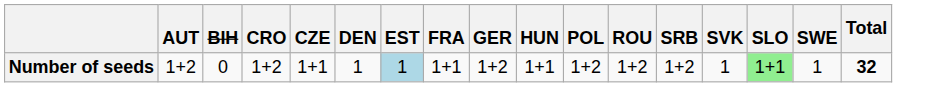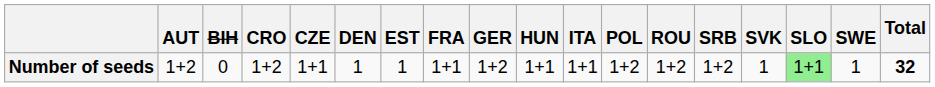+ column: (582, 38)
(402, 67) lightblue background -> (402, 67) no background
